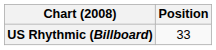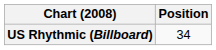(183, 34) 33 -> (183, 34) 34
